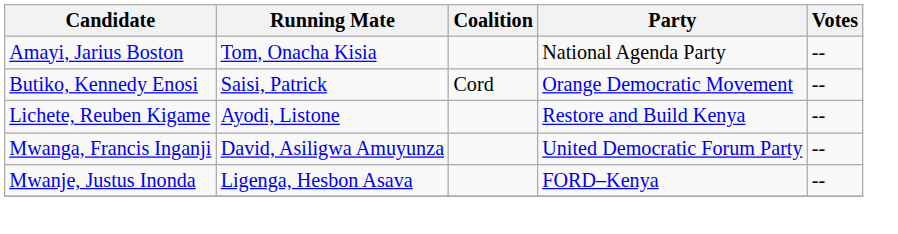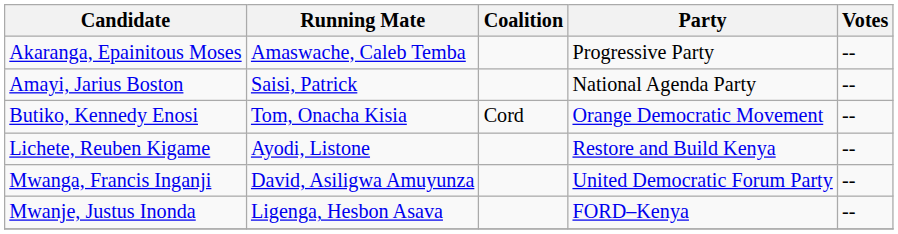+ row: (125, 52)
(299, 52) Tom, Onacha Kisia -> (304, 84) Saisi, Patrick
(274, 84) Saisi, Patrick -> (329, 116) Tom, Onacha Kisia
